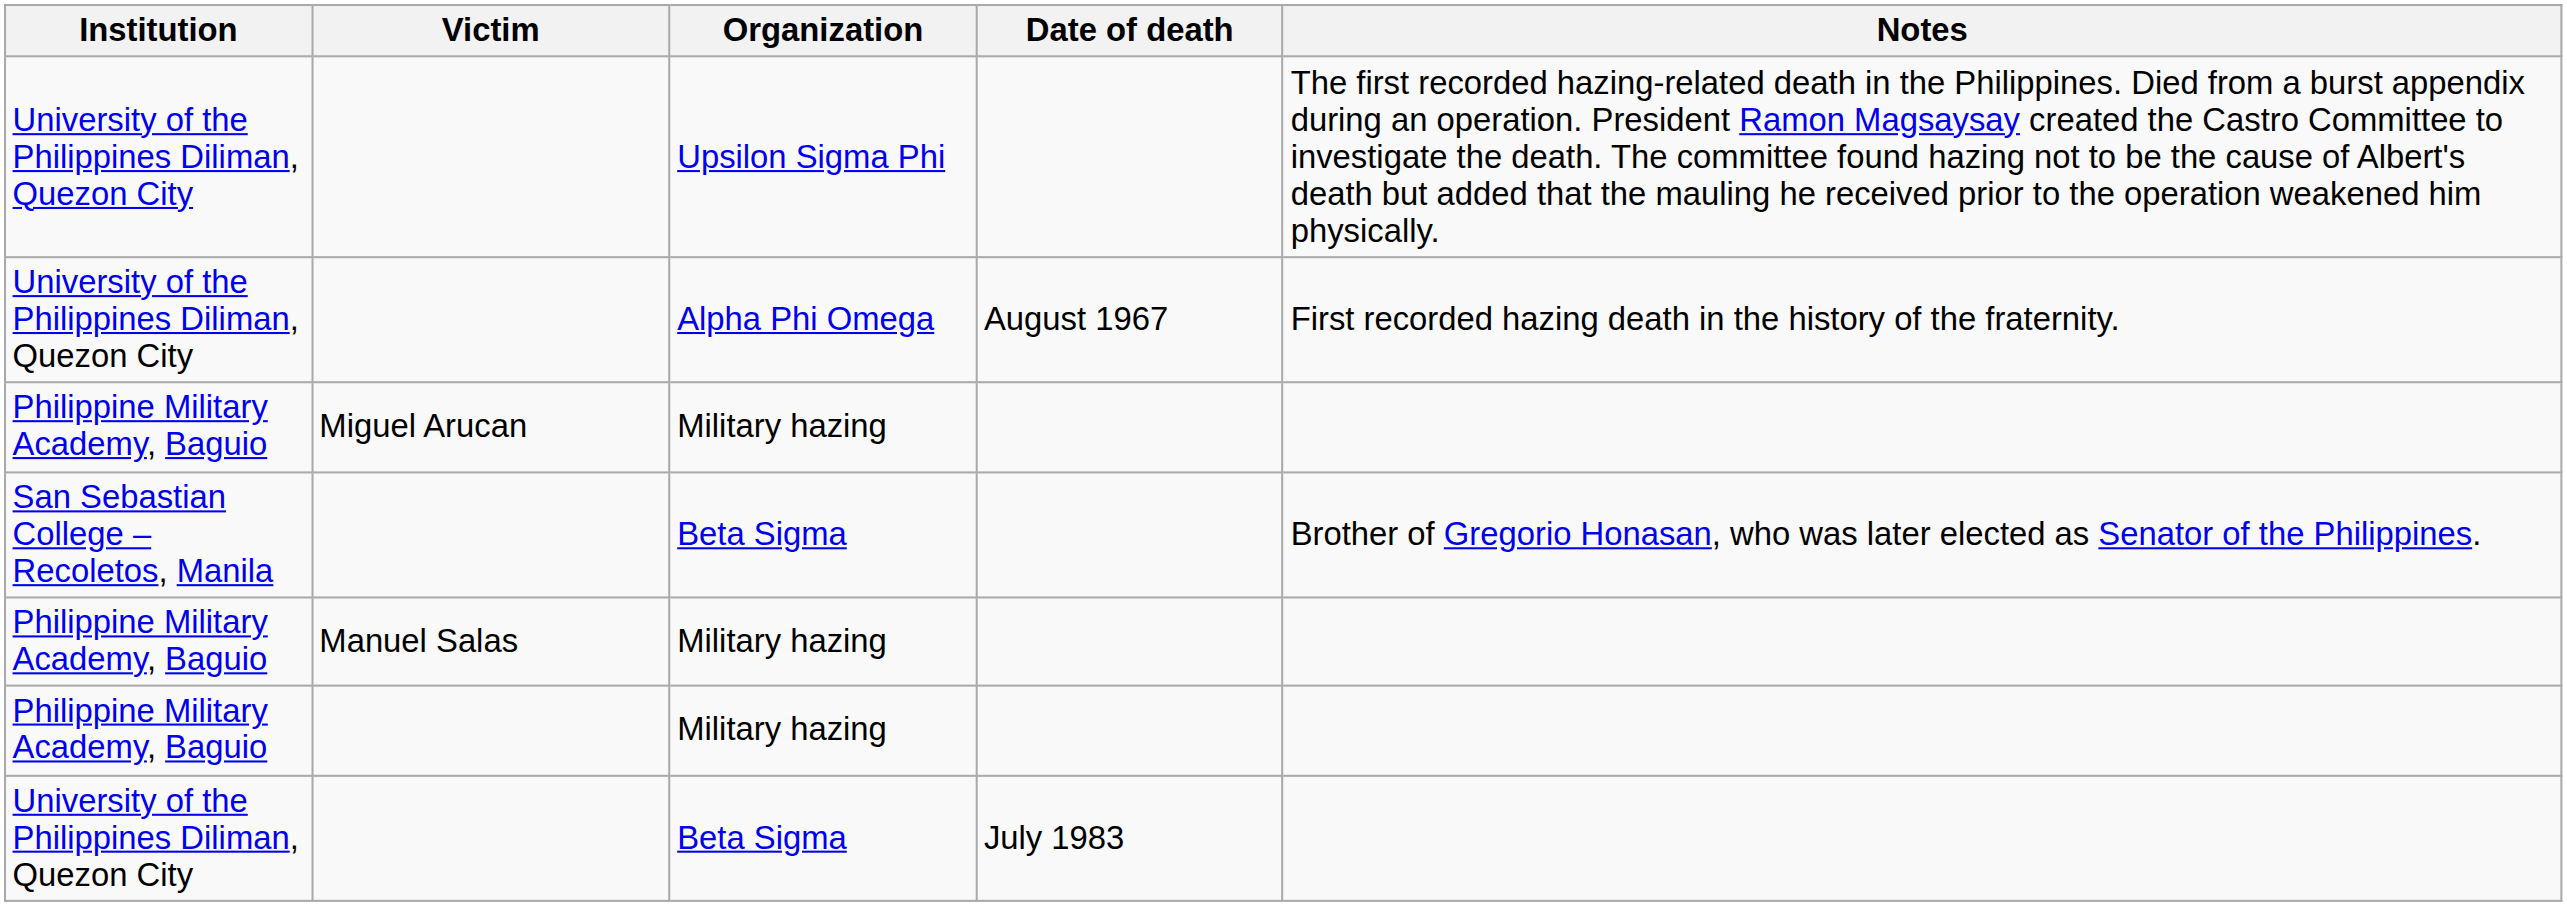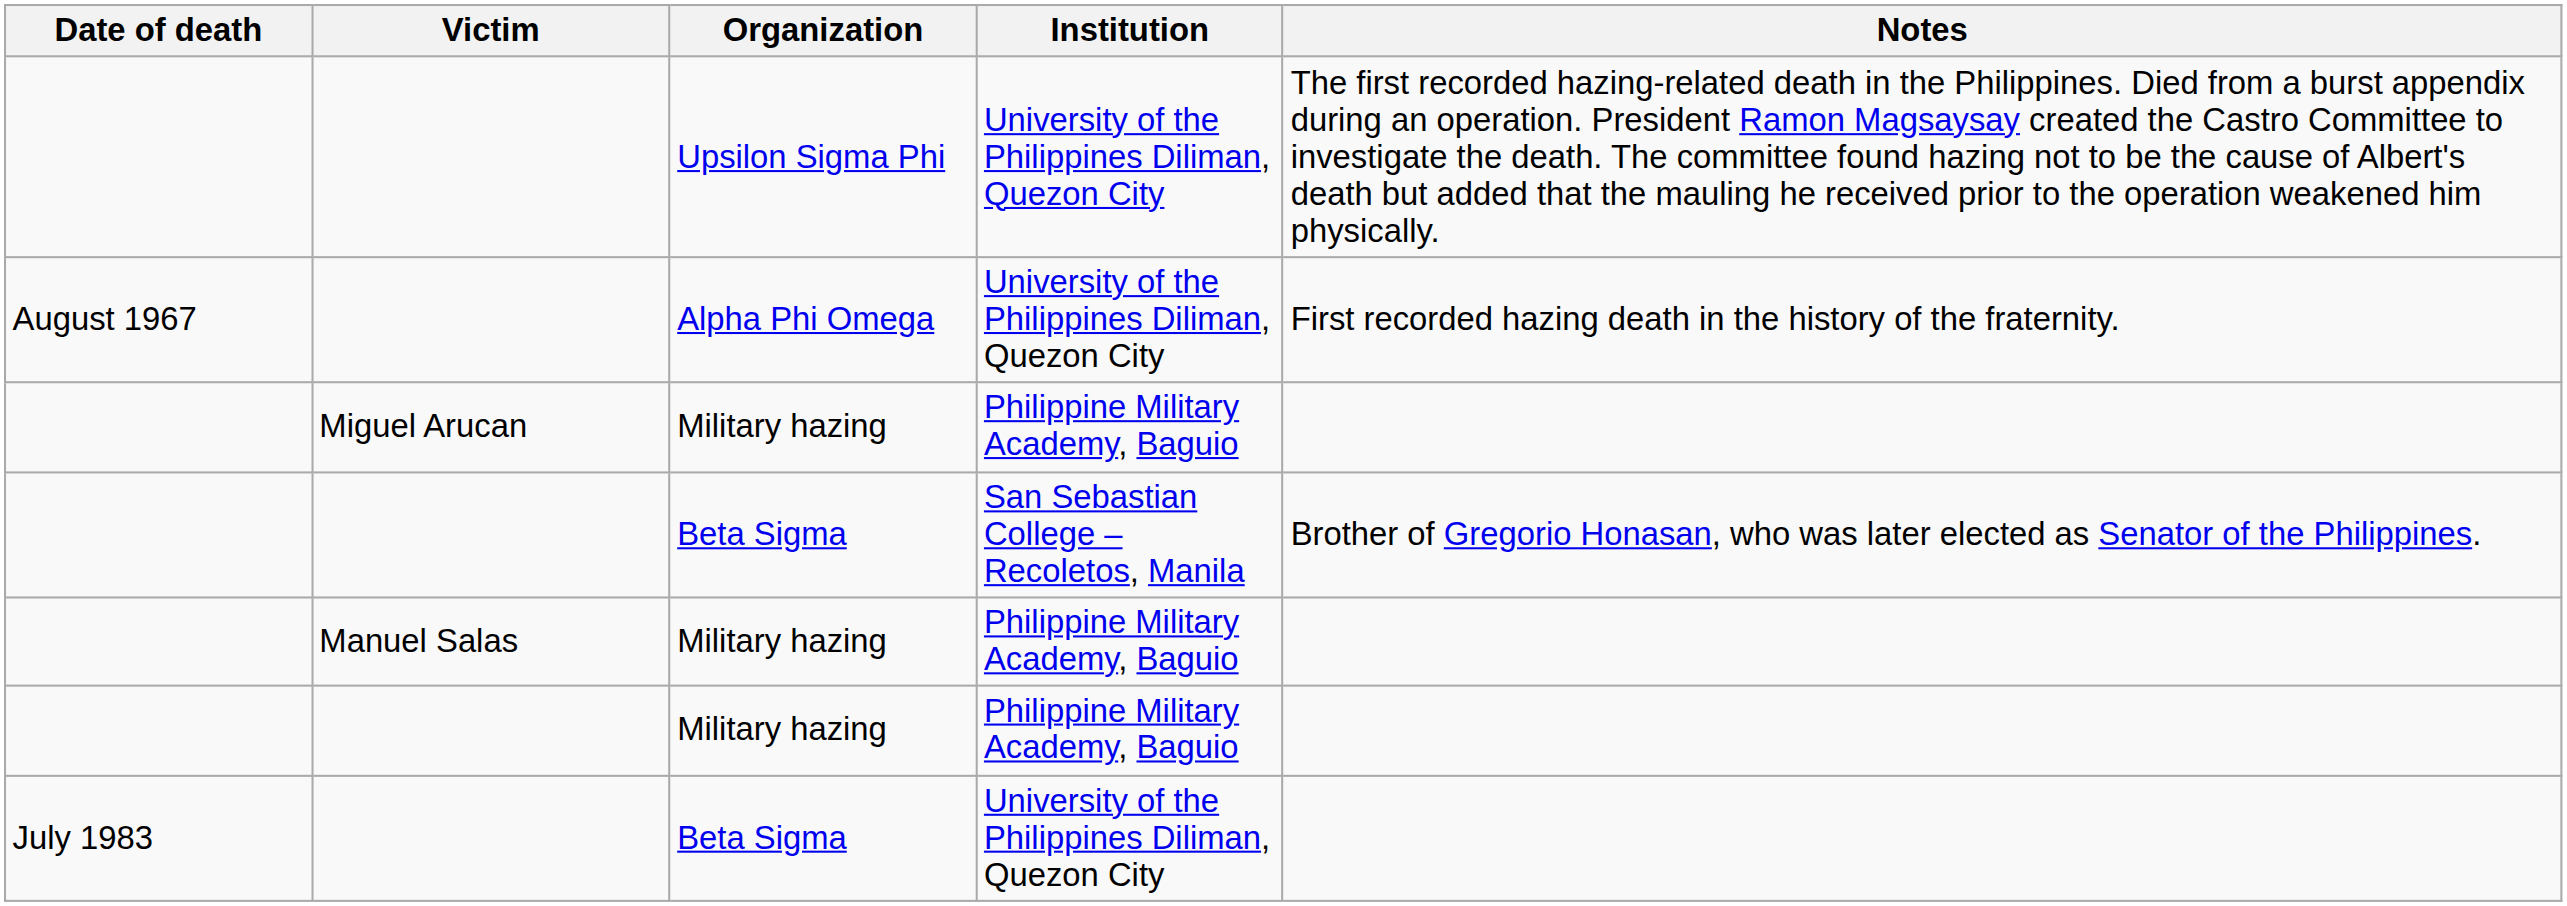columns swapped: (1130, 30) <-> (158, 30)
